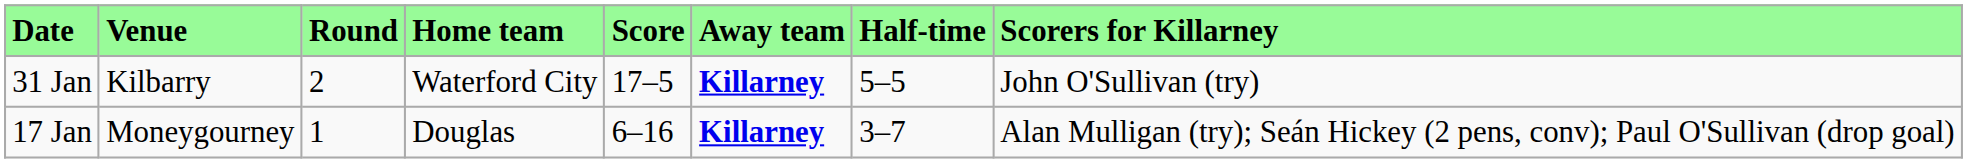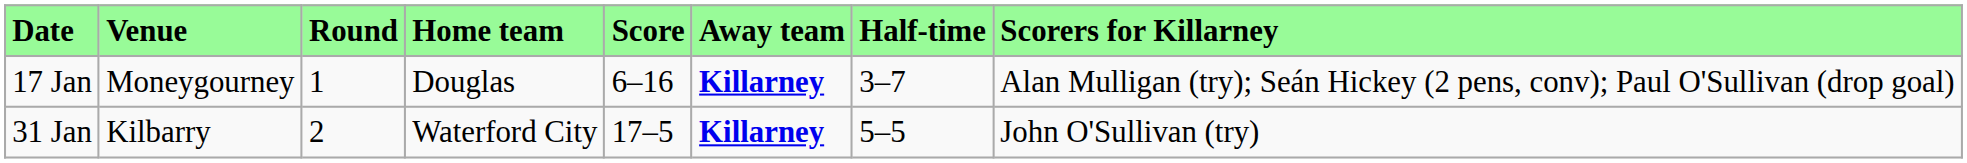rows swapped: (52, 131) <-> (52, 80)
